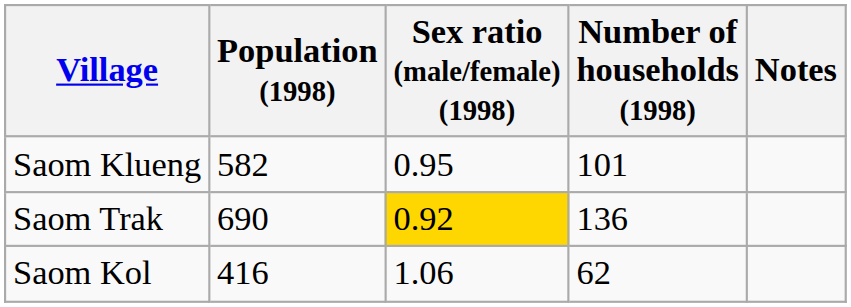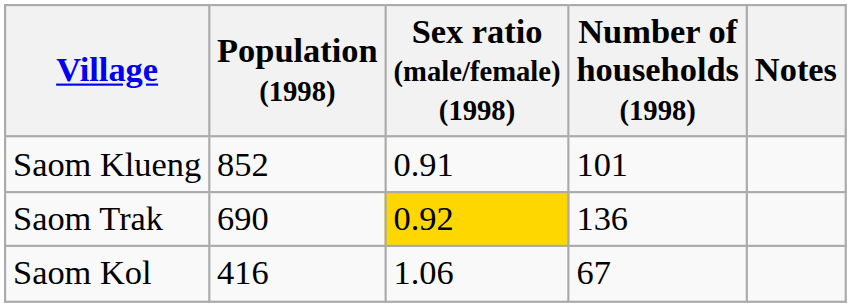(243, 163) 582 -> (243, 163) 852
(424, 163) 0.95 -> (424, 163) 0.91
(594, 272) 62 -> (594, 272) 67
